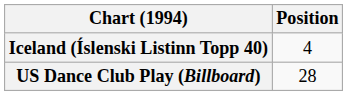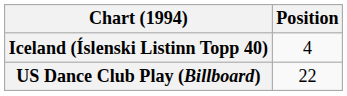(307, 76) 28 -> (307, 76) 22
